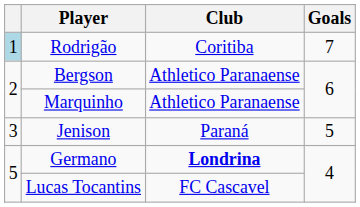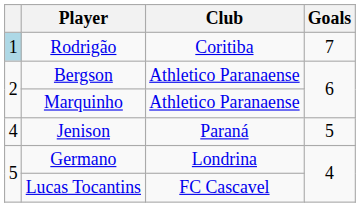(13, 131) 3 -> (13, 131) 4
(224, 159) bold -> (224, 159) normal
